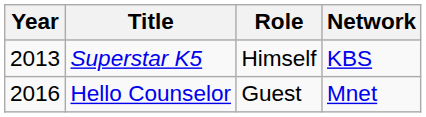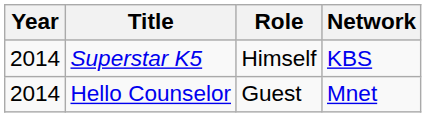(35, 58) 2013 -> (35, 58) 2014
(35, 93) 2016 -> (35, 93) 2014
